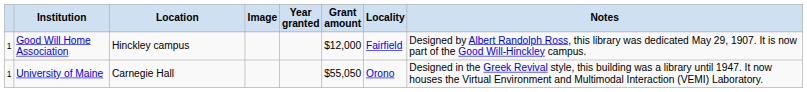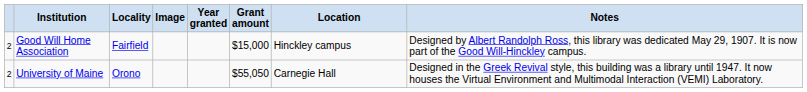columns swapped: (385, 18) <-> (177, 18)
(9, 46) 1 -> (9, 46) 2
(343, 46) $12,000 -> (250, 46) $15,000
(9, 74) 1 -> (9, 74) 2
